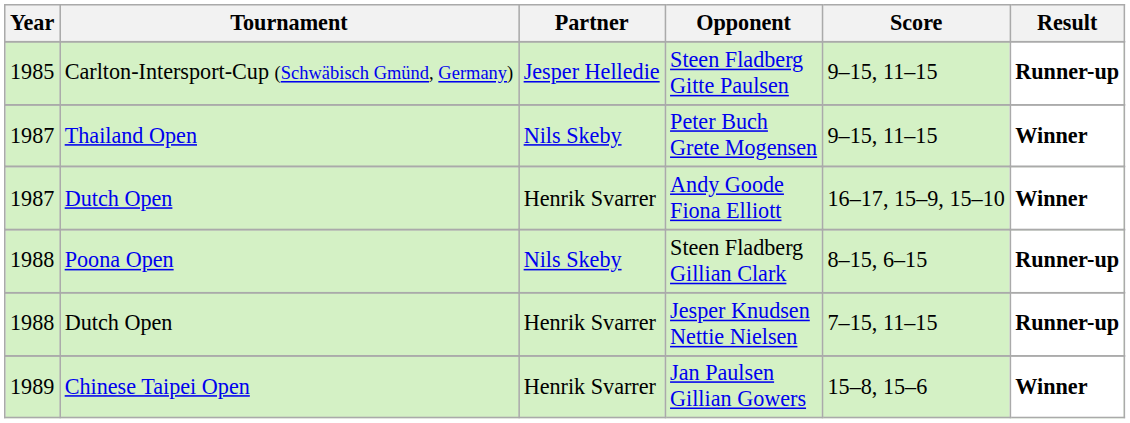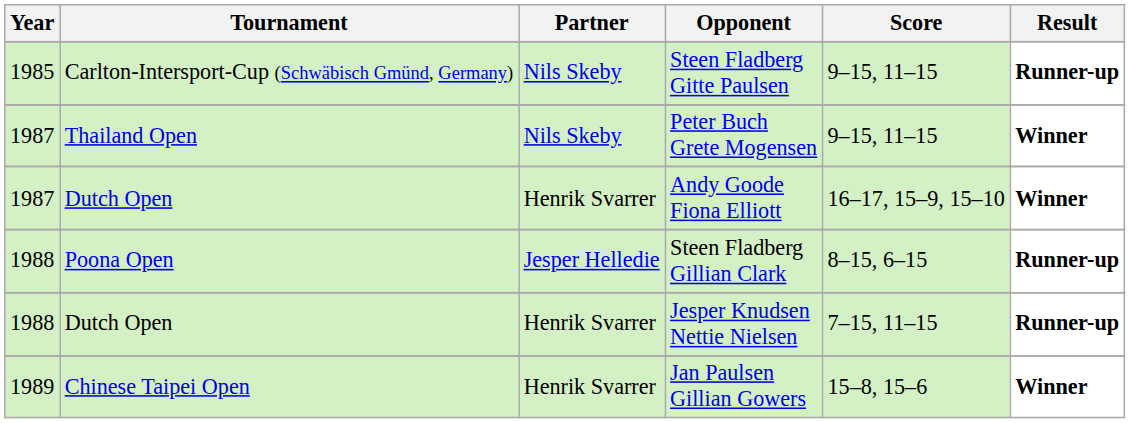(592, 72) Jesper Helledie -> (573, 72) Nils Skeby
(573, 261) Nils Skeby -> (592, 261) Jesper Helledie
